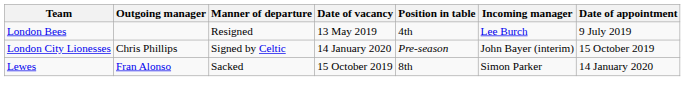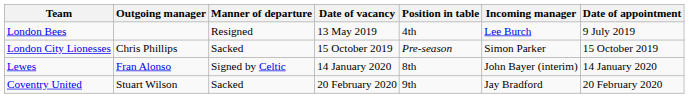(248, 48) Signed by Celtic -> (227, 48) Sacked
(354, 48) 14 January 2020 -> (355, 48) 15 October 2019
(527, 48) John Bayer (interim) -> (515, 48) Simon Parker
(227, 66) Sacked -> (248, 66) Signed by Celtic
(355, 66) 15 October 2019 -> (354, 66) 14 January 2020
(511, 66) Simon Parker -> (531, 66) John Bayer (interim)
+ row: (44, 84)
